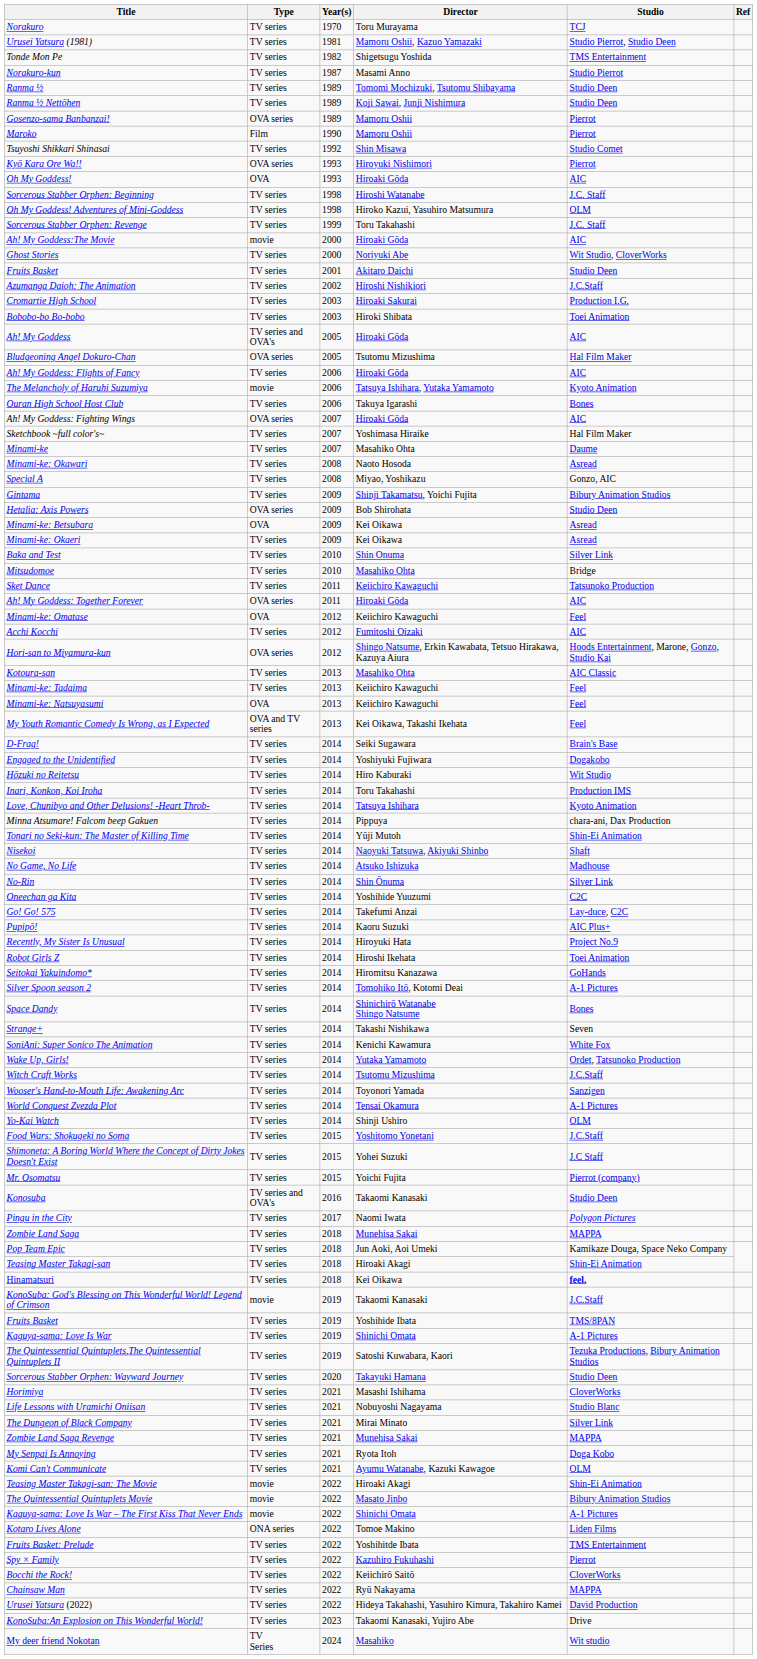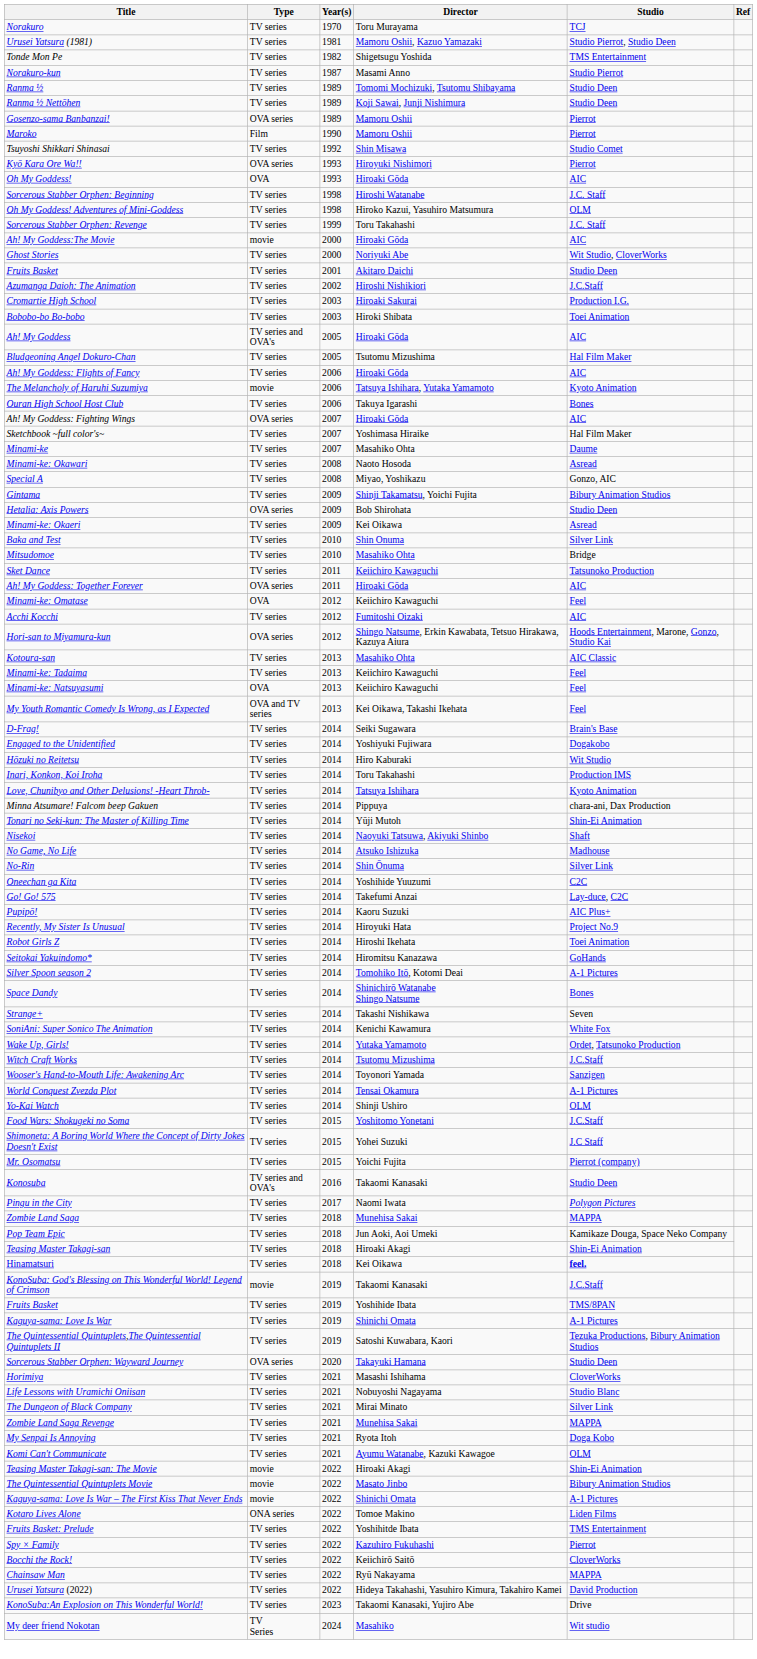(271, 357) OVA series -> (268, 357) TV series
- row: (50, 525)
(268, 1377) TV series -> (271, 1362) OVA series
